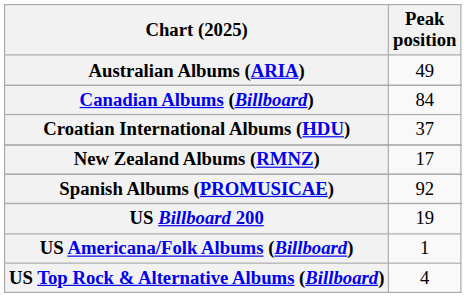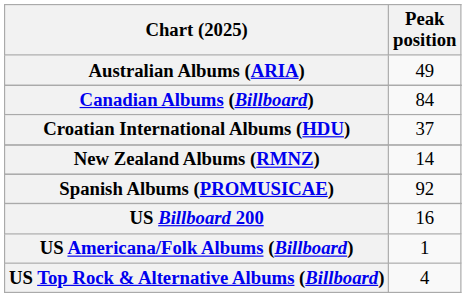(425, 159) 17 -> (425, 159) 14
(425, 218) 19 -> (425, 218) 16
